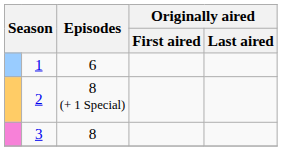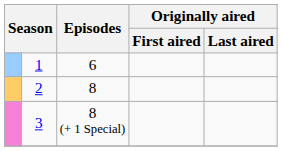(93, 96) 8 (+ 1 Special) -> (92, 88) 8
(92, 134) 8 -> (93, 120) 8 (+ 1 Special)
